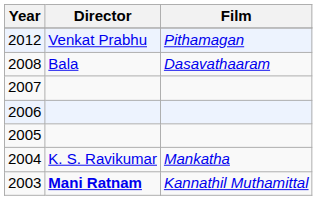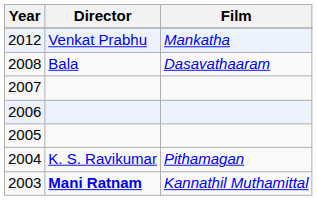(204, 40) Pithamagan -> (197, 40) Mankatha
(197, 159) Mankatha -> (204, 159) Pithamagan
